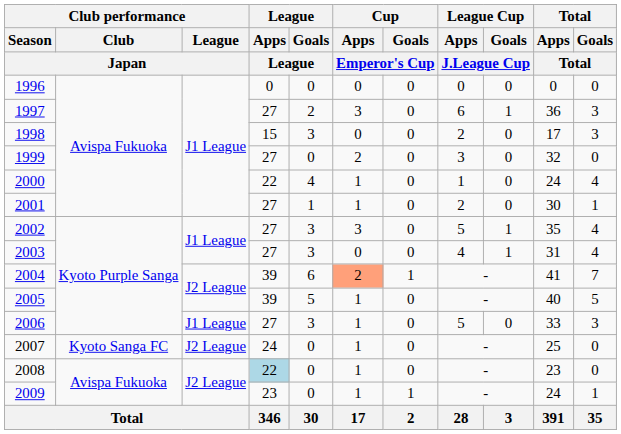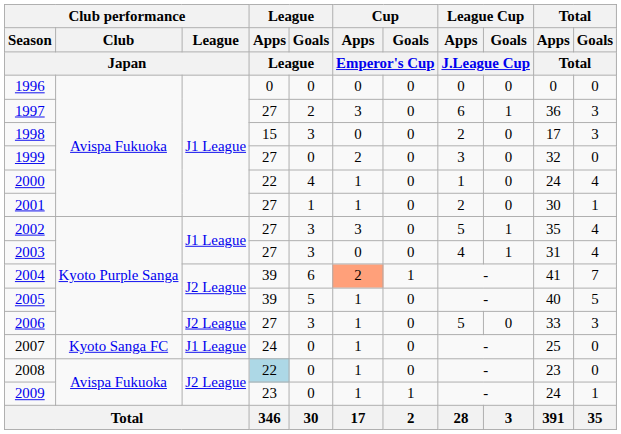(216, 323) J1 League -> (216, 323) J2 League
(216, 346) J2 League -> (216, 346) J1 League
